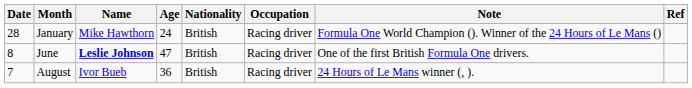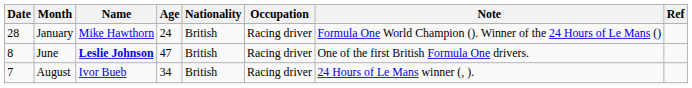(166, 72) 36 -> (166, 72) 34
